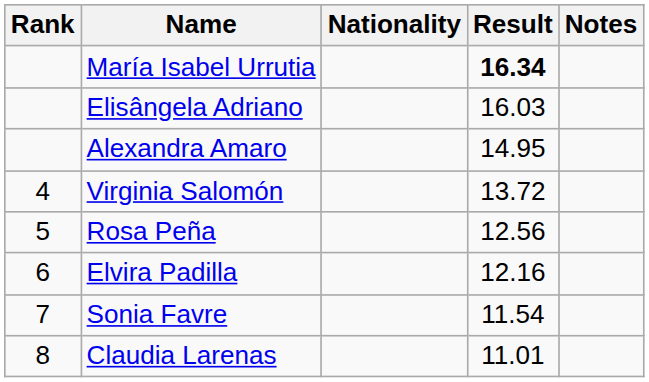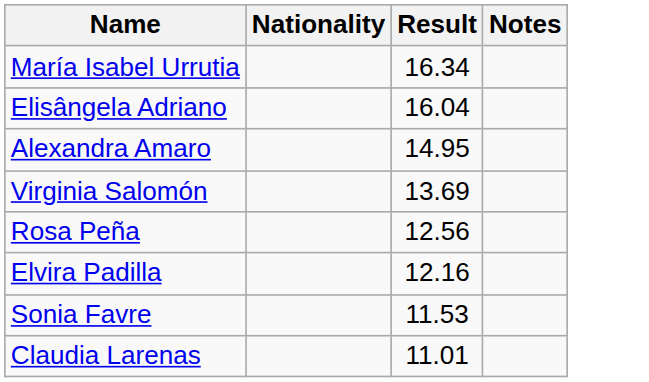- column: (43, 25)
(513, 66) bold -> (437, 66) normal
(513, 107) 16.03 -> (437, 107) 16.04
(513, 190) 13.72 -> (437, 190) 13.69
(513, 314) 11.54 -> (437, 314) 11.53
